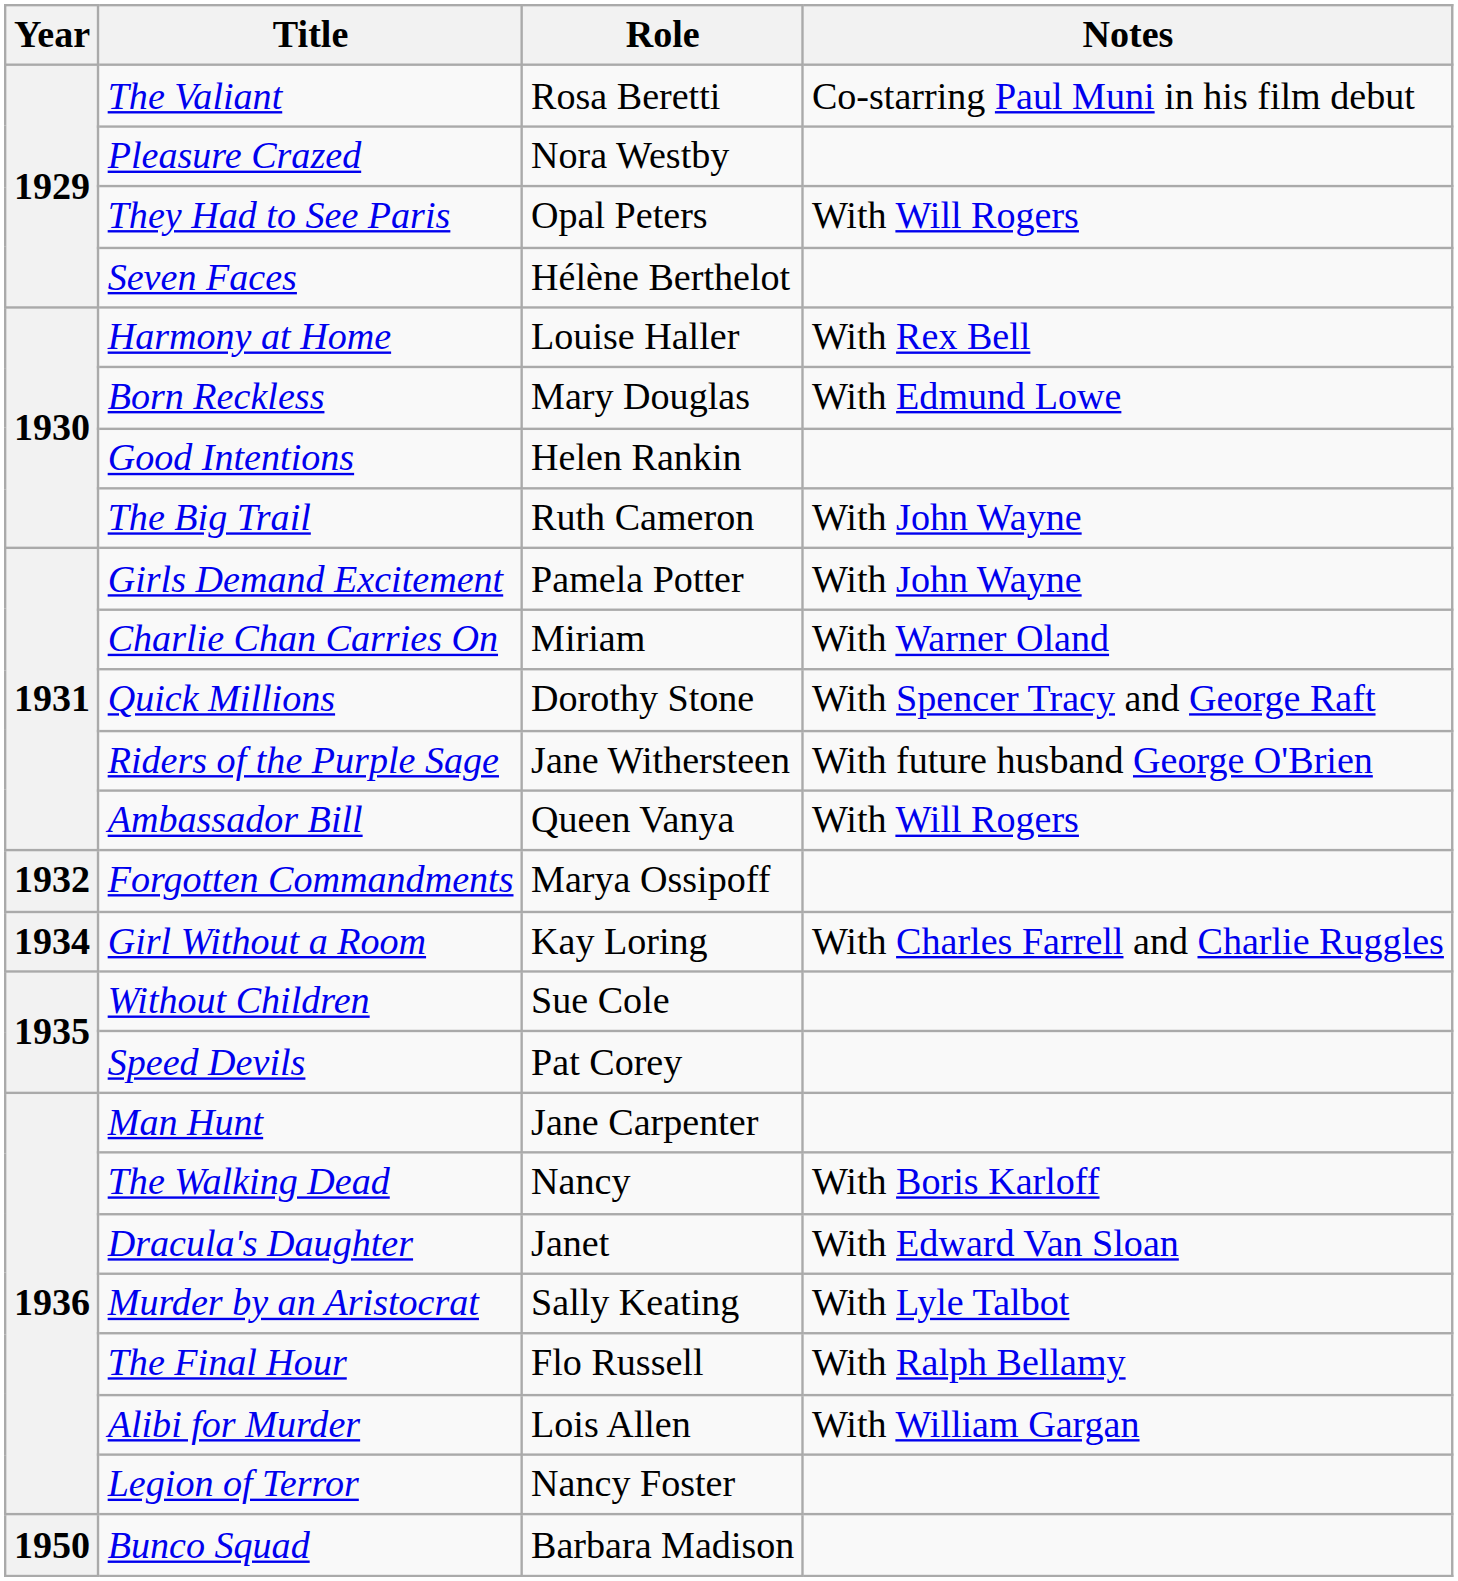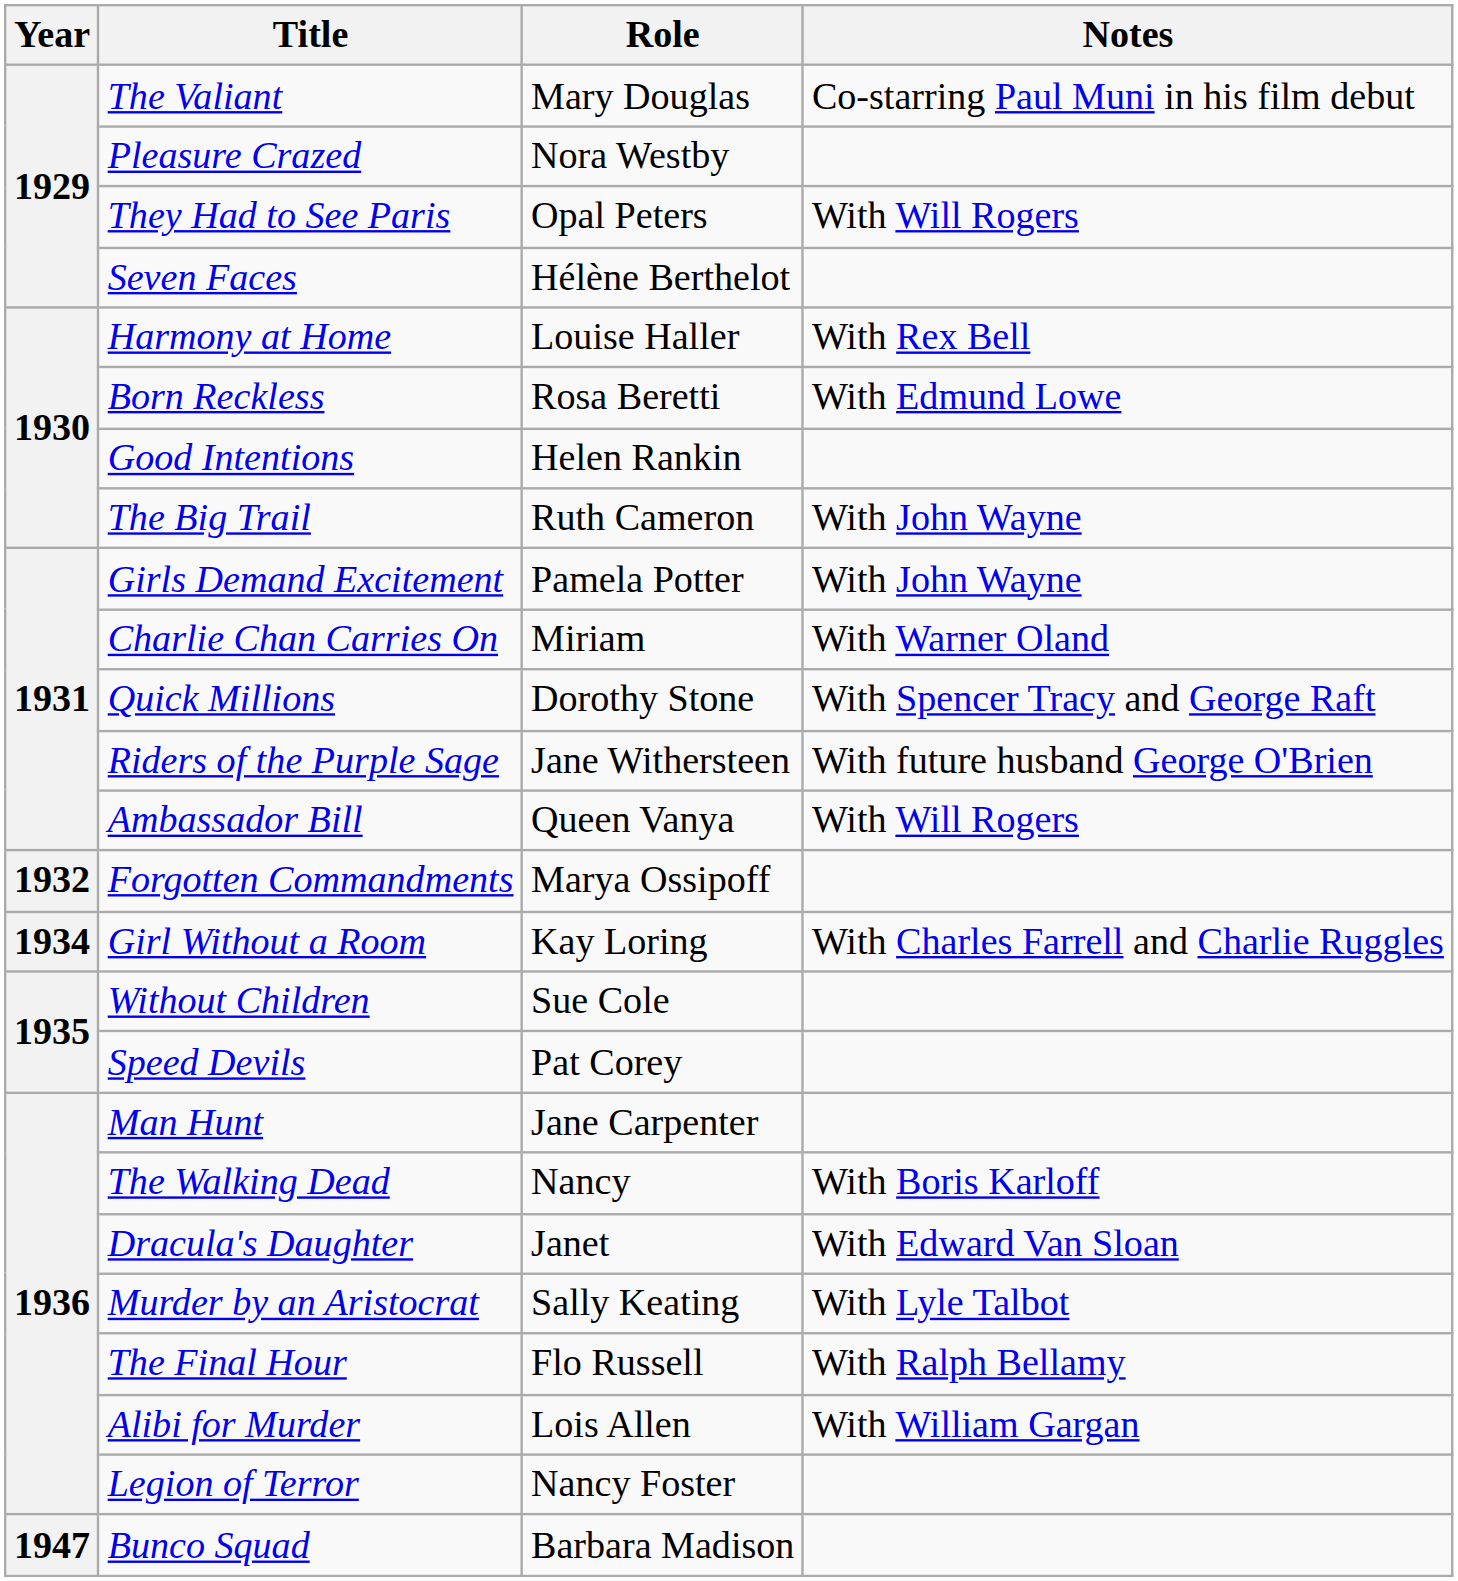(626, 95) Rosa Beretti -> (641, 95) Mary Douglas
(641, 397) Mary Douglas -> (626, 397) Rosa Beretti
(52, 1544) 1950 -> (52, 1544) 1947
